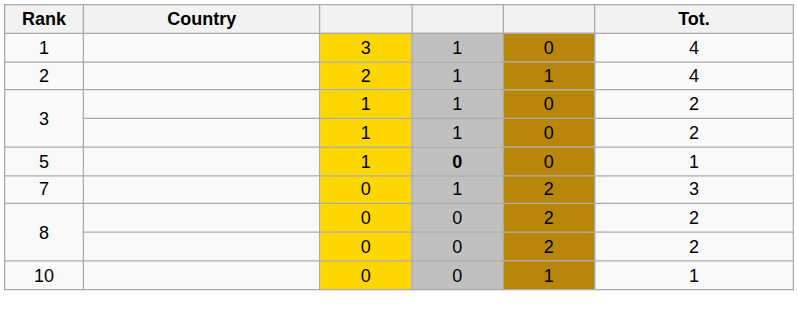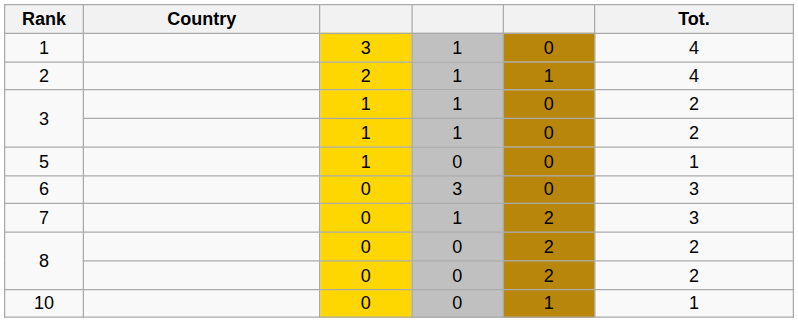(457, 161) bold -> (457, 161) normal
+ row: (44, 190)
